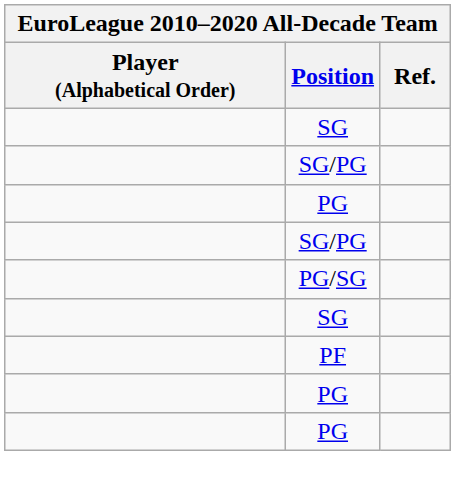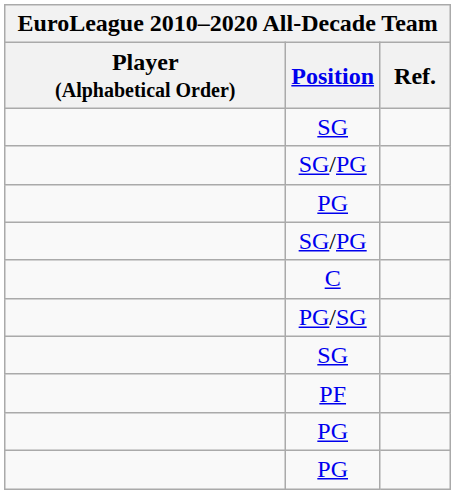+ row: (145, 279)
